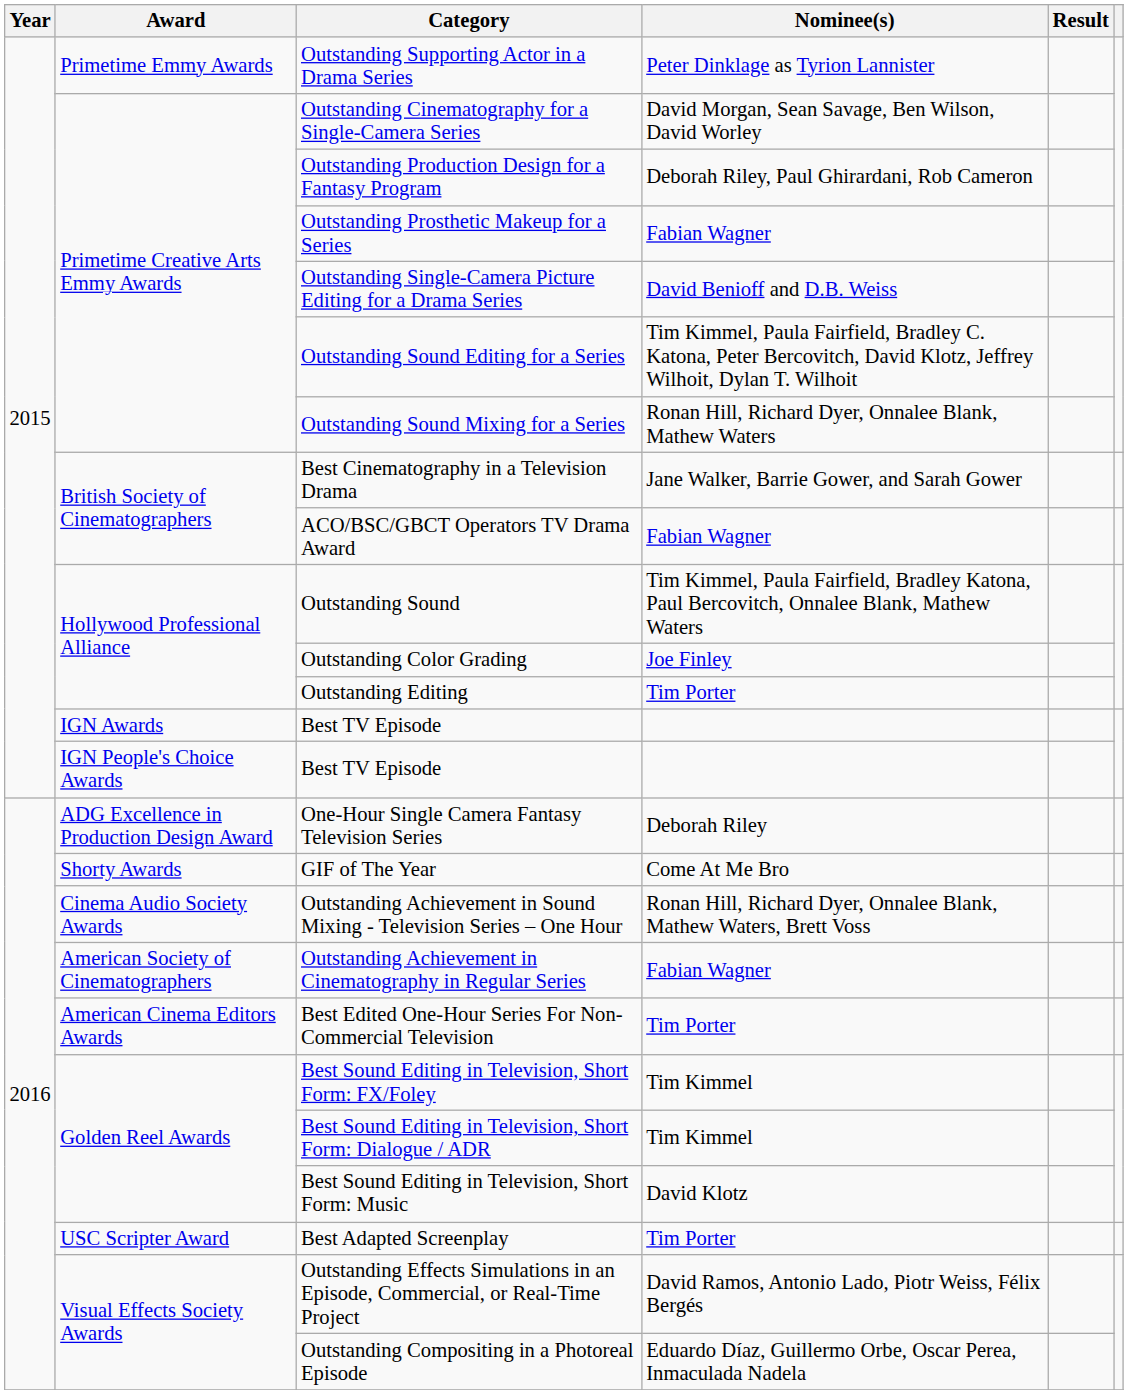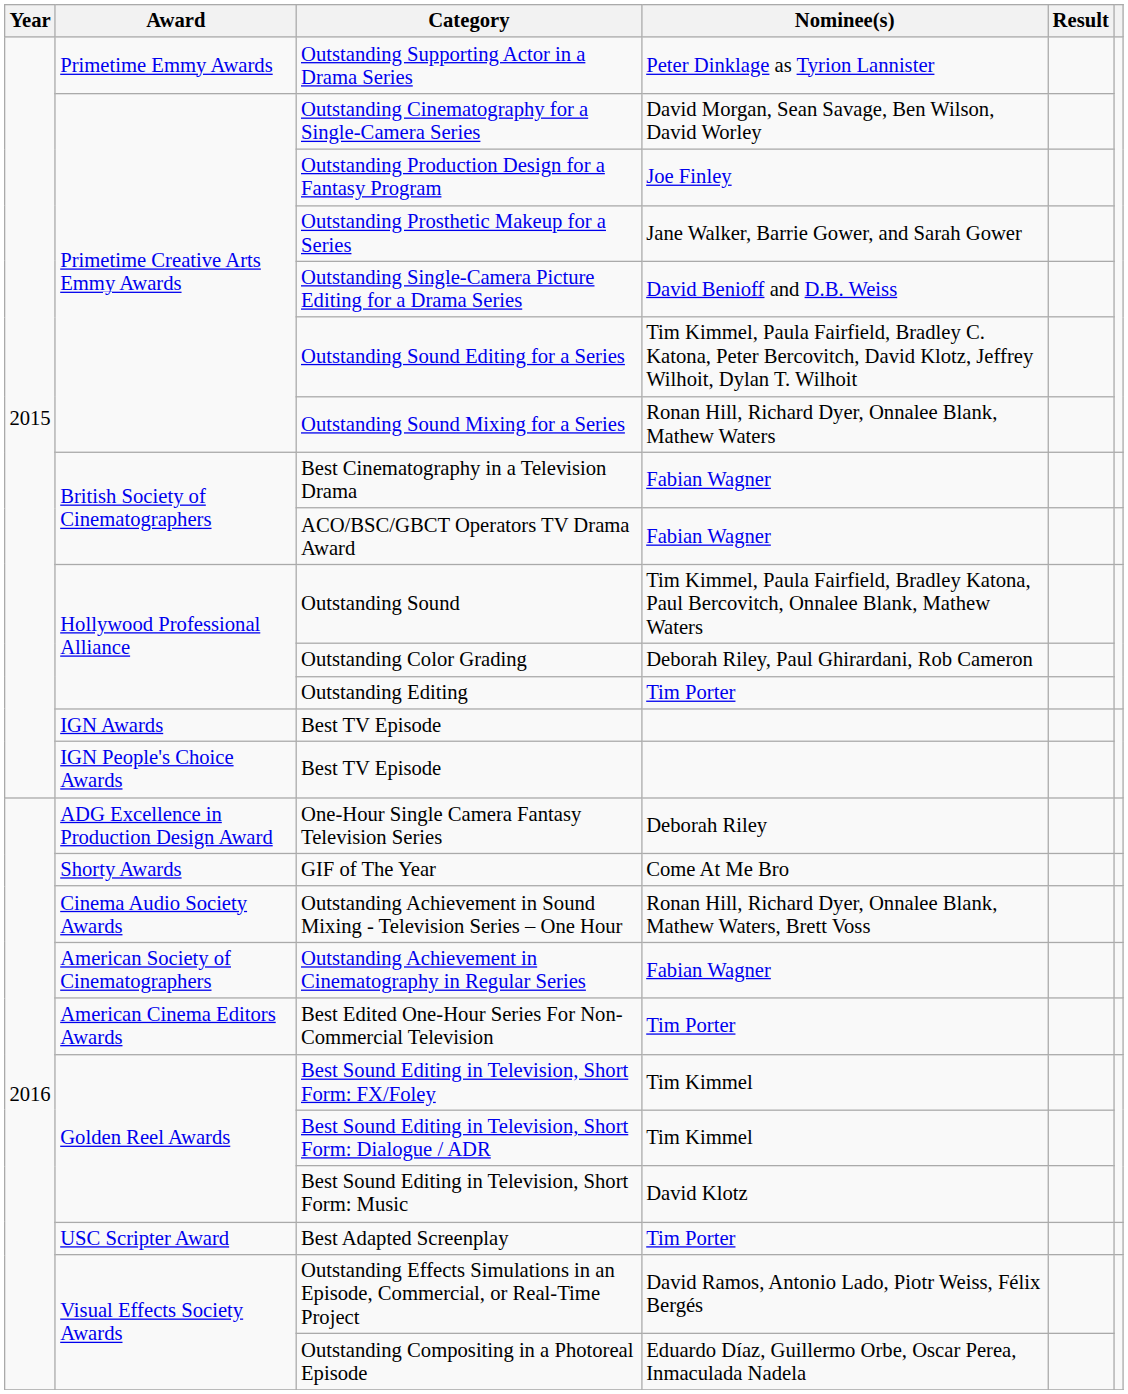(840, 177) Deborah Riley, Paul Ghirardani, Rob Cameron -> (689, 177) Joe Finley
(709, 233) Fabian Wagner -> (834, 233) Jane Walker, Barrie Gower, and Sarah Gower
(834, 480) Jane Walker, Barrie Gower, and Sarah Gower -> (709, 480) Fabian Wagner
(689, 659) Joe Finley -> (840, 659) Deborah Riley, Paul Ghirardani, Rob Cameron
